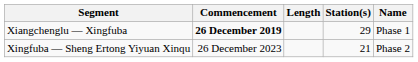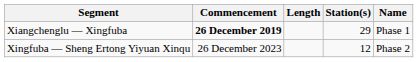(365, 48) 21 -> (365, 48) 12
